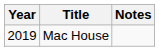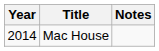(22, 35) 2019 -> (22, 35) 2014
